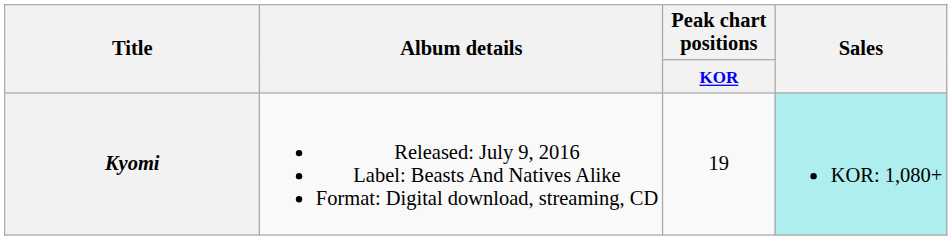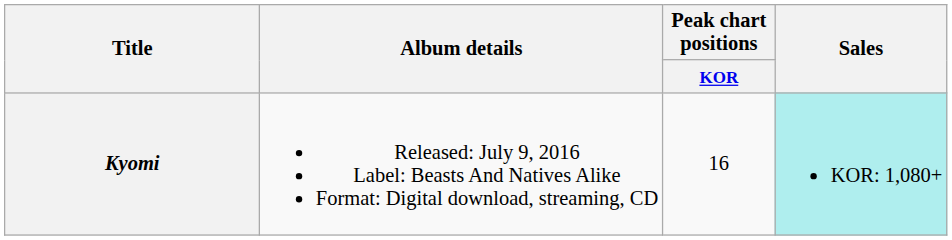(719, 163) 19 -> (719, 163) 16
